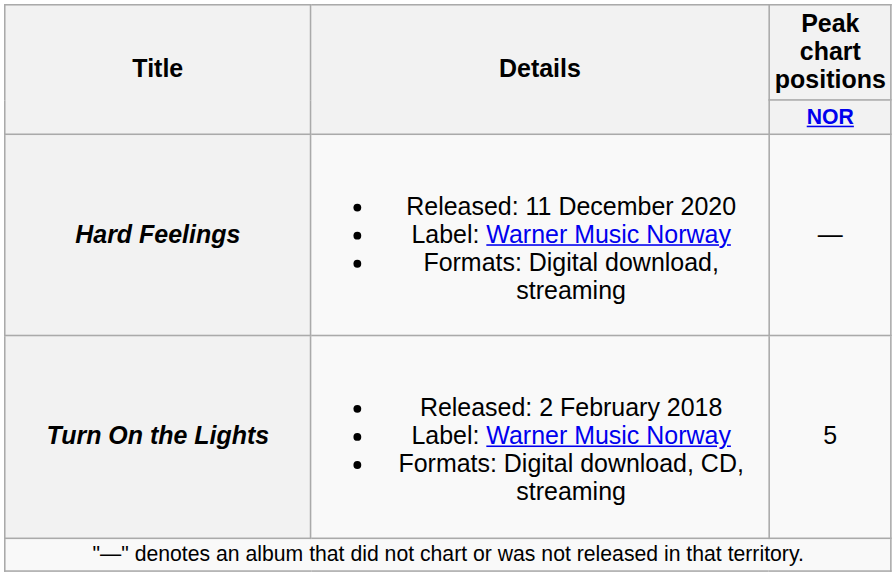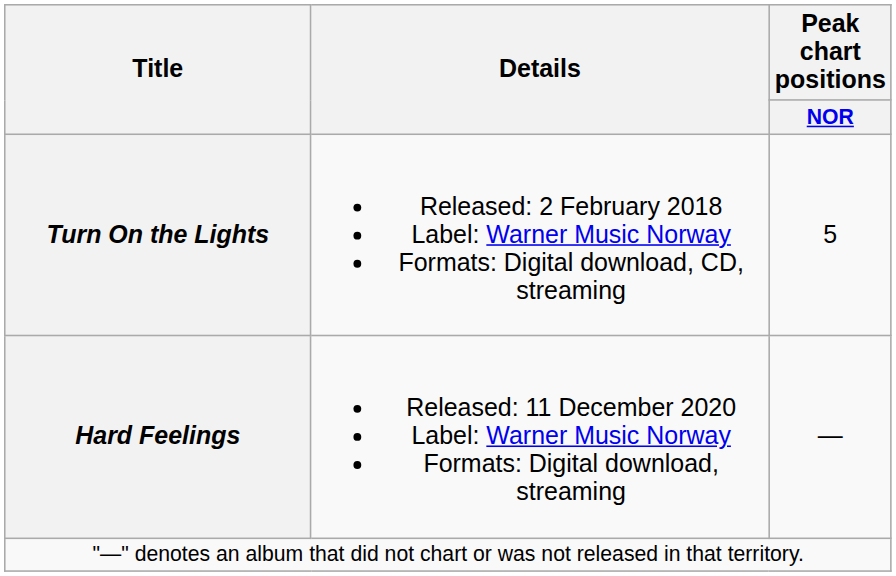rows swapped: (158, 436) <-> (158, 234)
